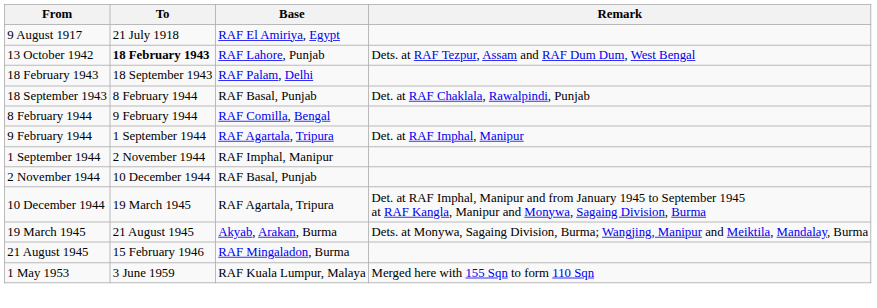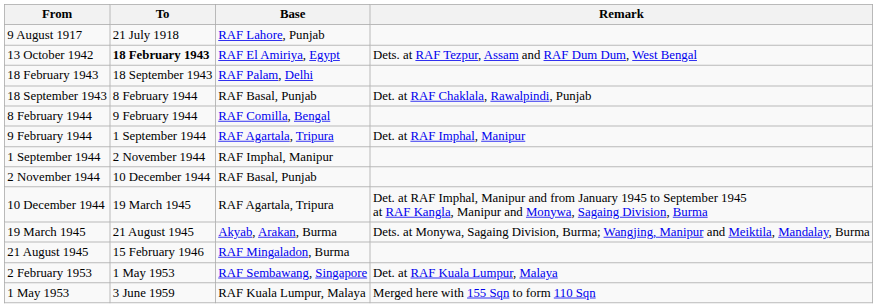(279, 34) RAF El Amiriya, Egypt -> (271, 34) RAF Lahore, Punjab
(271, 55) RAF Lahore, Punjab -> (279, 55) RAF El Amiriya, Egypt
+ row: (50, 272)
